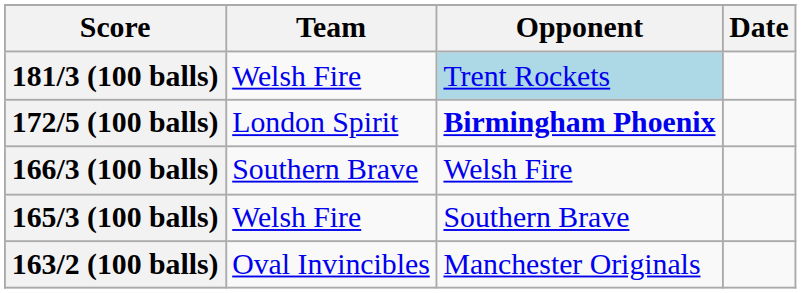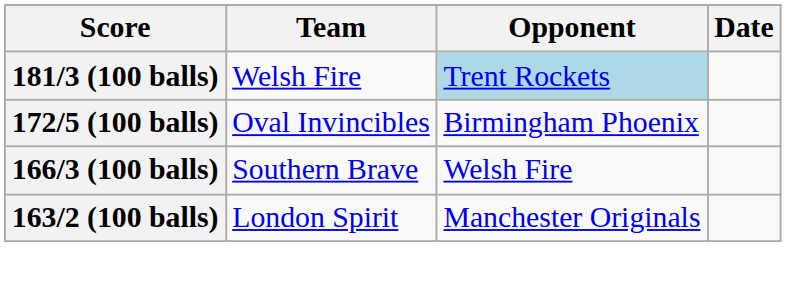(315, 122) London Spirit -> (331, 122) Oval Invincibles
(579, 122) bold -> (571, 122) normal
- row: (115, 216)
(331, 264) Oval Invincibles -> (315, 216) London Spirit
